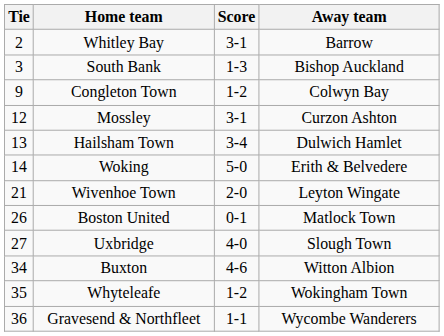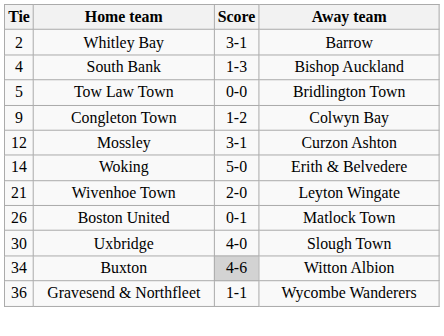(19, 67) 3 -> (19, 67) 4
+ row: (124, 92)
- row: (124, 142)
(19, 243) 27 -> (19, 243) 30
(236, 268) no background -> (236, 268) lightgrey background
- row: (124, 293)
